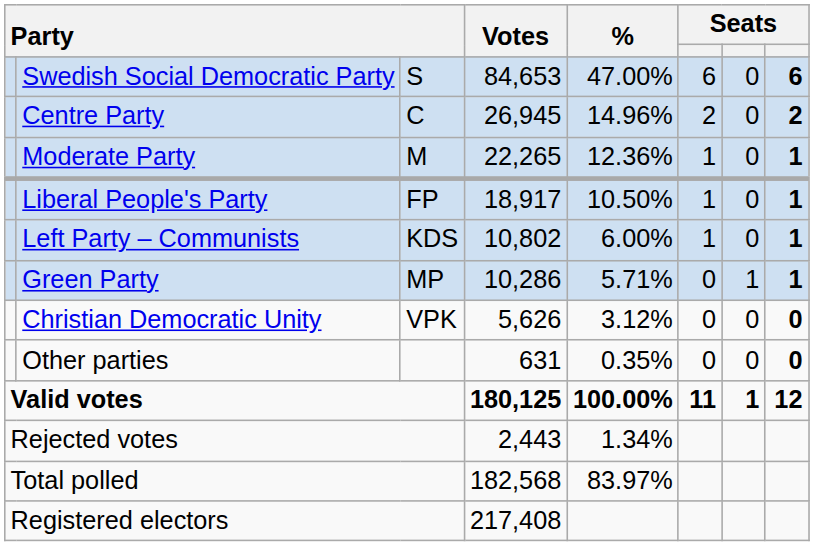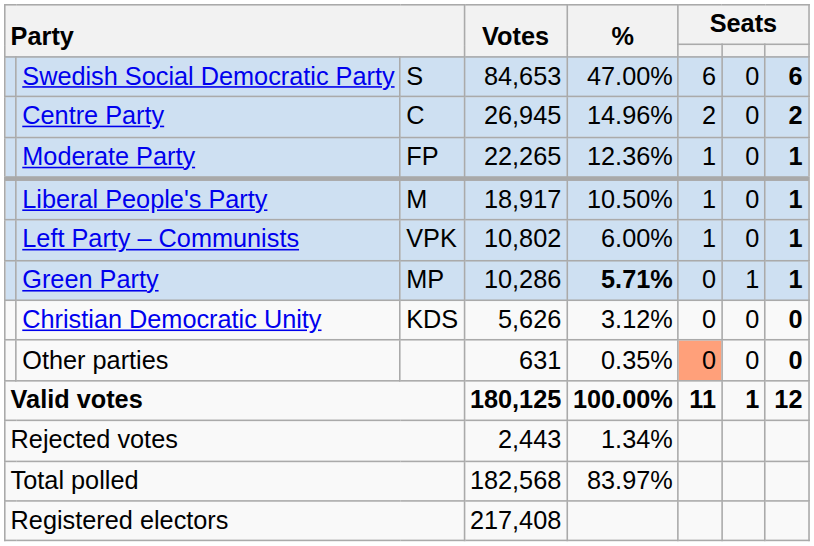(417, 156) M -> (422, 156) FP
(422, 199) FP -> (417, 199) M
(432, 239) KDS -> (432, 239) VPK
(637, 279) normal -> (637, 279) bold
(432, 320) VPK -> (432, 320) KDS
(709, 360) no background -> (709, 360) lightsalmon background
